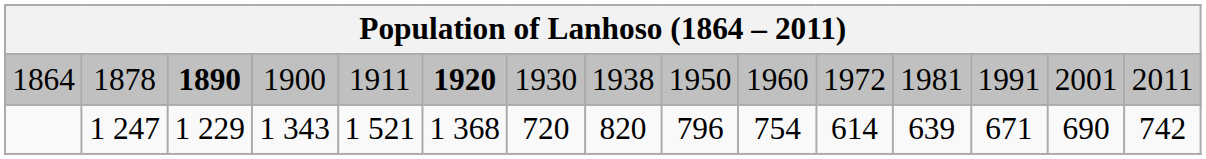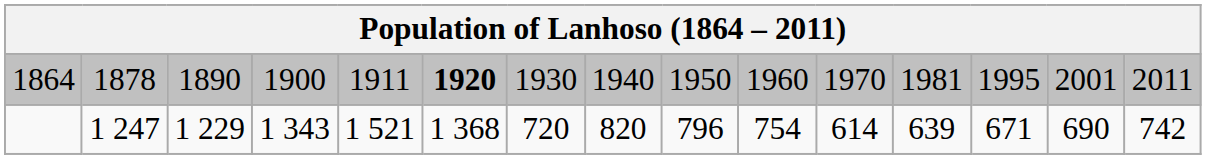(210, 79) bold -> (210, 79) normal
(623, 79) 1938 -> (623, 79) 1940
(855, 79) 1972 -> (855, 79) 1970
(1009, 79) 1991 -> (1009, 79) 1995
